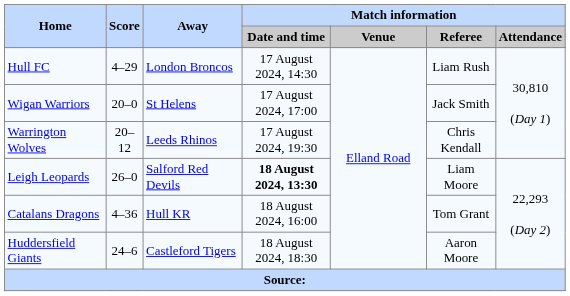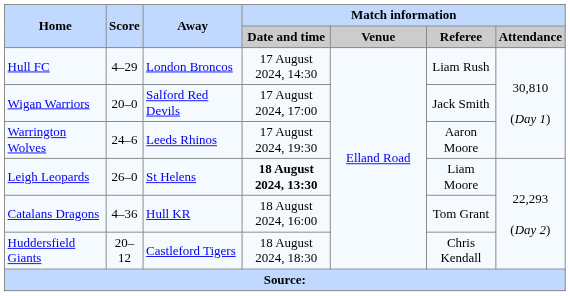(171, 103) St Helens -> (177, 103) Salford Red Devils
(124, 139) 20–12 -> (124, 139) 24–6
(461, 139) Chris Kendall -> (461, 139) Aaron Moore
(177, 176) Salford Red Devils -> (171, 176) St Helens
(124, 250) 24–6 -> (124, 250) 20–12
(461, 250) Aaron Moore -> (461, 250) Chris Kendall
